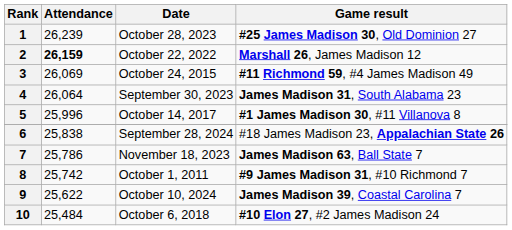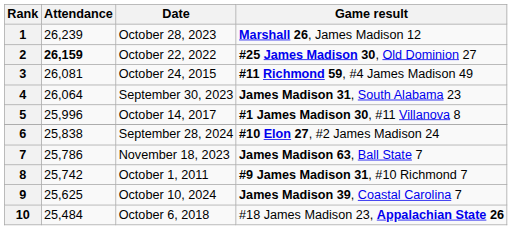(358, 34) #25 James Madison 30, Old Dominion 27 -> (330, 34) Marshall 26, James Madison 12
(330, 54) Marshall 26, James Madison 12 -> (358, 54) #25 James Madison 30, Old Dominion 27
(63, 74) 26,069 -> (63, 74) 26,081
(372, 134) #18 James Madison 23, Appalachian State 26 -> (339, 134) #10 Elon 27, #2 James Madison 24
(63, 194) 25,622 -> (63, 194) 25,625
(339, 214) #10 Elon 27, #2 James Madison 24 -> (372, 214) #18 James Madison 23, Appalachian State 26
